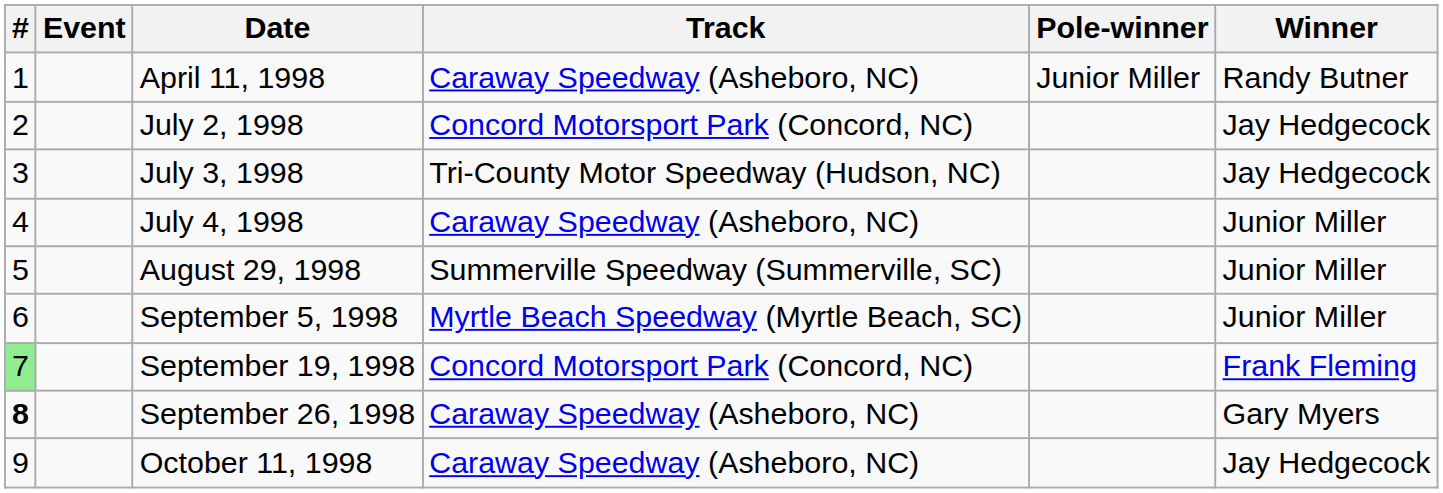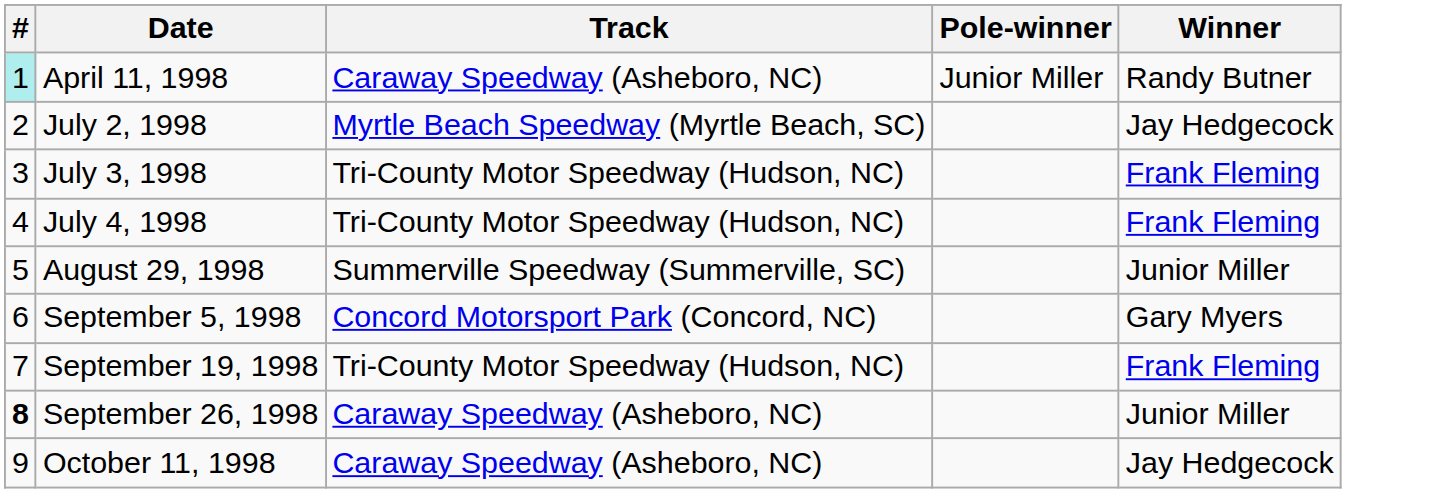- column: (84, 28)
(20, 76) no background -> (20, 76) paleturquoise background
(701, 125) Concord Motorsport Park (Concord, NC) -> (629, 125) Myrtle Beach Speedway (Myrtle Beach, SC)
(1327, 173) Jay Hedgecock -> (1223, 173) Frank Fleming
(674, 221) Caraway Speedway (Asheboro, NC) -> (618, 221) Tri-County Motor Speedway (Hudson, NC)
(1305, 221) Junior Miller -> (1223, 221) Frank Fleming
(726, 317) Myrtle Beach Speedway (Myrtle Beach, SC) -> (604, 317) Concord Motorsport Park (Concord, NC)
(1305, 317) Junior Miller -> (1204, 317) Gary Myers
(20, 366) lightgreen background -> (20, 366) no background
(701, 366) Concord Motorsport Park (Concord, NC) -> (618, 366) Tri-County Motor Speedway (Hudson, NC)
(1301, 414) Gary Myers -> (1208, 414) Junior Miller
